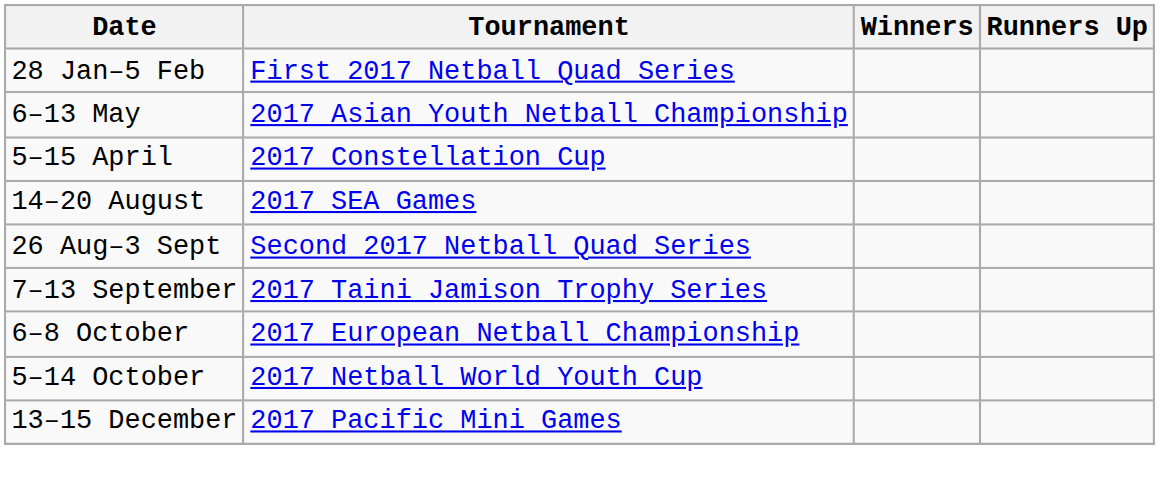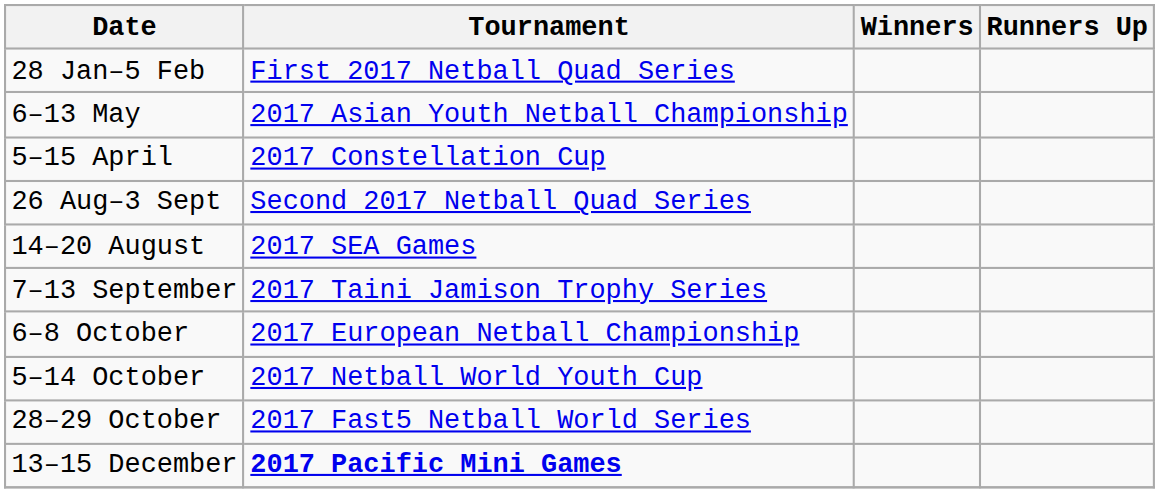rows swapped: (108, 202) <-> (116, 246)
+ row: (116, 422)
(436, 422) normal -> (436, 466) bold
